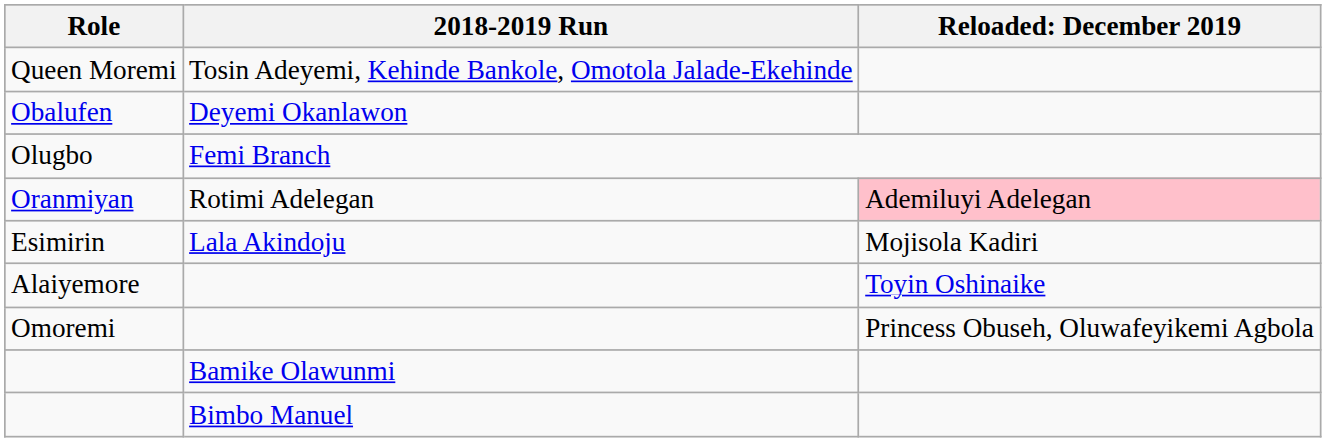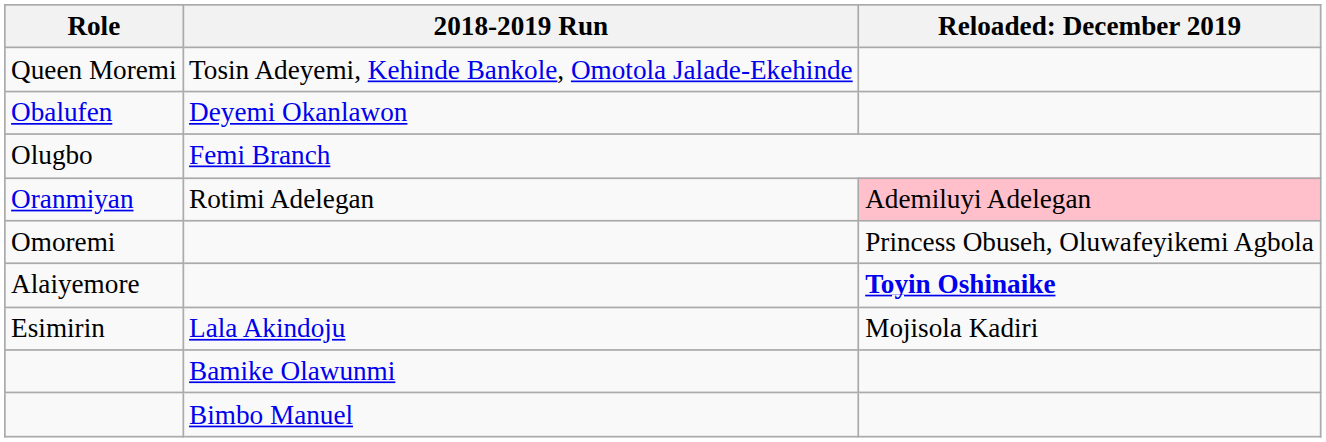rows swapped: (58, 241) <-> (63, 328)
(955, 284) normal -> (960, 284) bold
